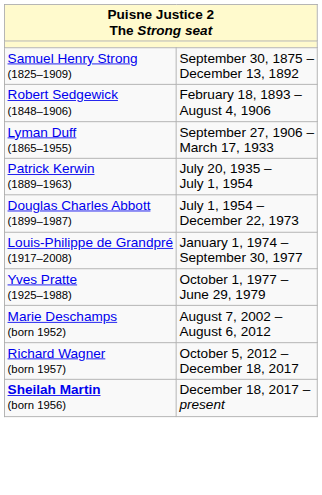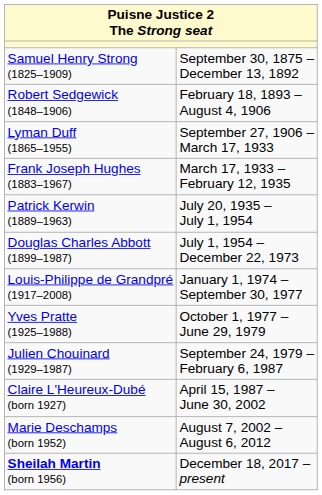+ row: (74, 176)
+ row: (59, 361)
+ row: (77, 397)
- row: (56, 361)
